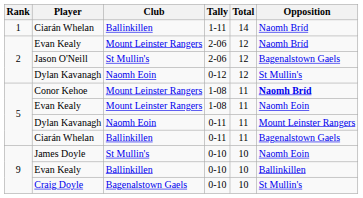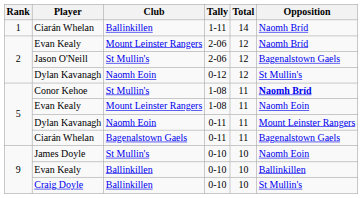(154, 91) Mount Leinster Rangers -> (128, 91) St Mullin's
(129, 138) Ballinkillen -> (146, 138) Bagenalstown Gaels
(146, 185) Bagenalstown Gaels -> (129, 185) Ballinkillen
